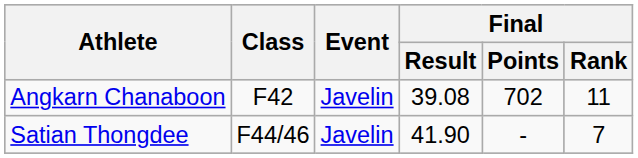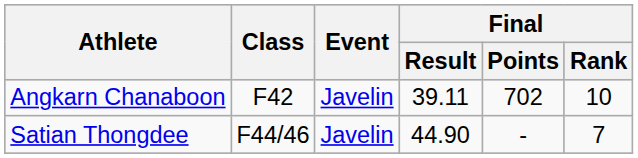(440, 98) 39.08 -> (440, 98) 39.11
(599, 98) 11 -> (599, 98) 10
(440, 135) 41.90 -> (440, 135) 44.90
